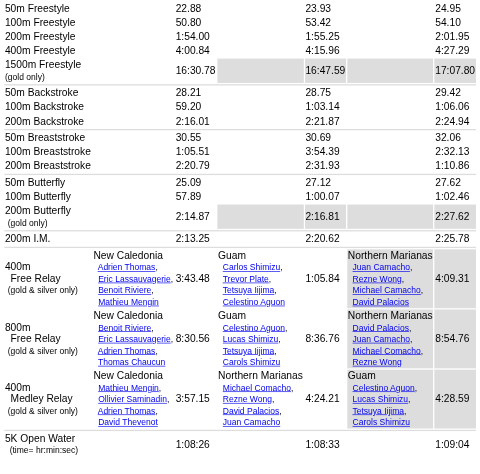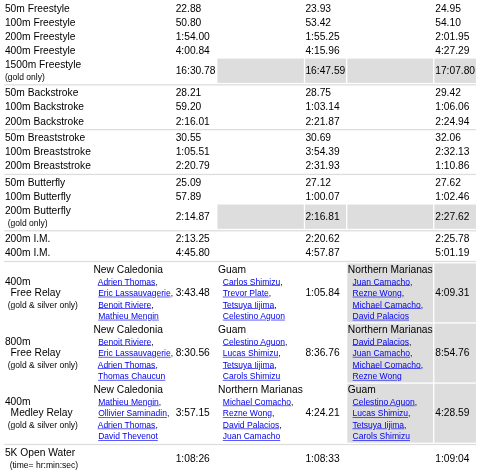+ row: (28, 253)
